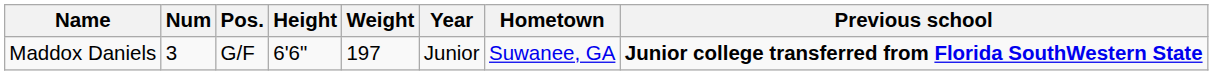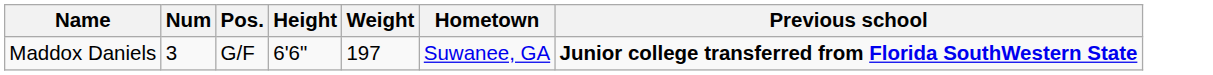- column: (452, 20)
